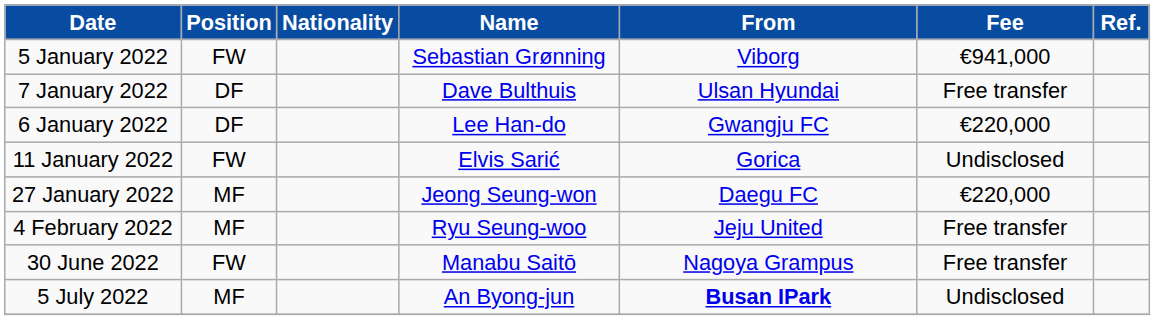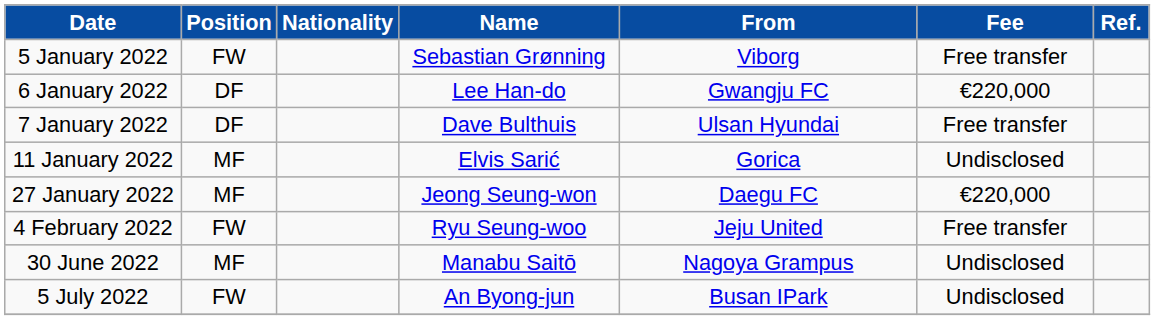(1005, 57) €941,000 -> (1005, 57) Free transfer
rows swapped: (93, 125) <-> (93, 91)
(229, 160) FW -> (229, 160) MF
(229, 228) MF -> (229, 228) FW
(229, 263) FW -> (229, 263) MF
(1005, 263) Free transfer -> (1005, 263) Undisclosed
(229, 297) MF -> (229, 297) FW
(768, 297) bold -> (768, 297) normal
